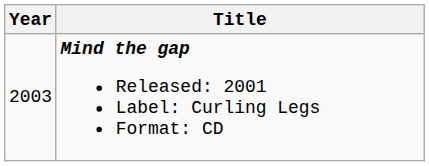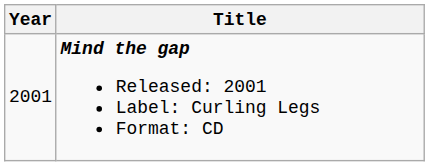(31, 98) 2003 -> (31, 98) 2001
